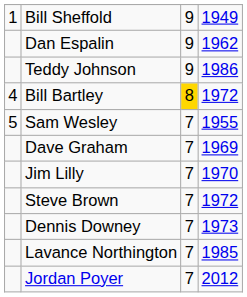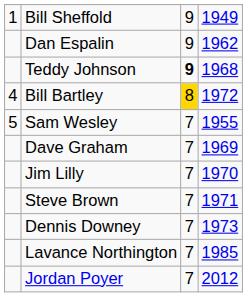(189, 69) normal -> (189, 69) bold
(220, 69) 1986 -> (220, 69) 1968
(220, 200) 1972 -> (220, 200) 1971
